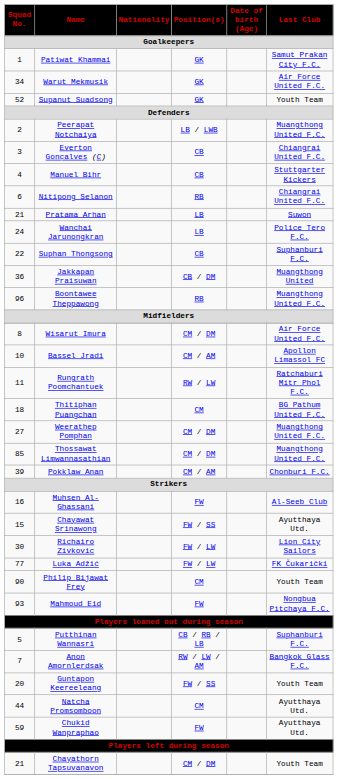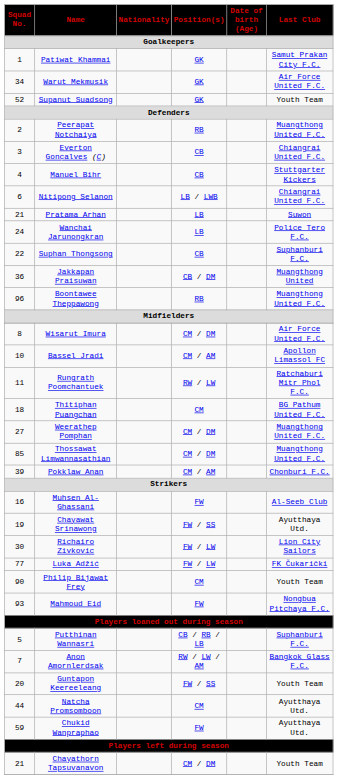(199, 130) LB / LWB -> (199, 130) RB
(199, 197) RB -> (199, 197) LB / LWB
(20, 524) 15 -> (20, 524) 19
